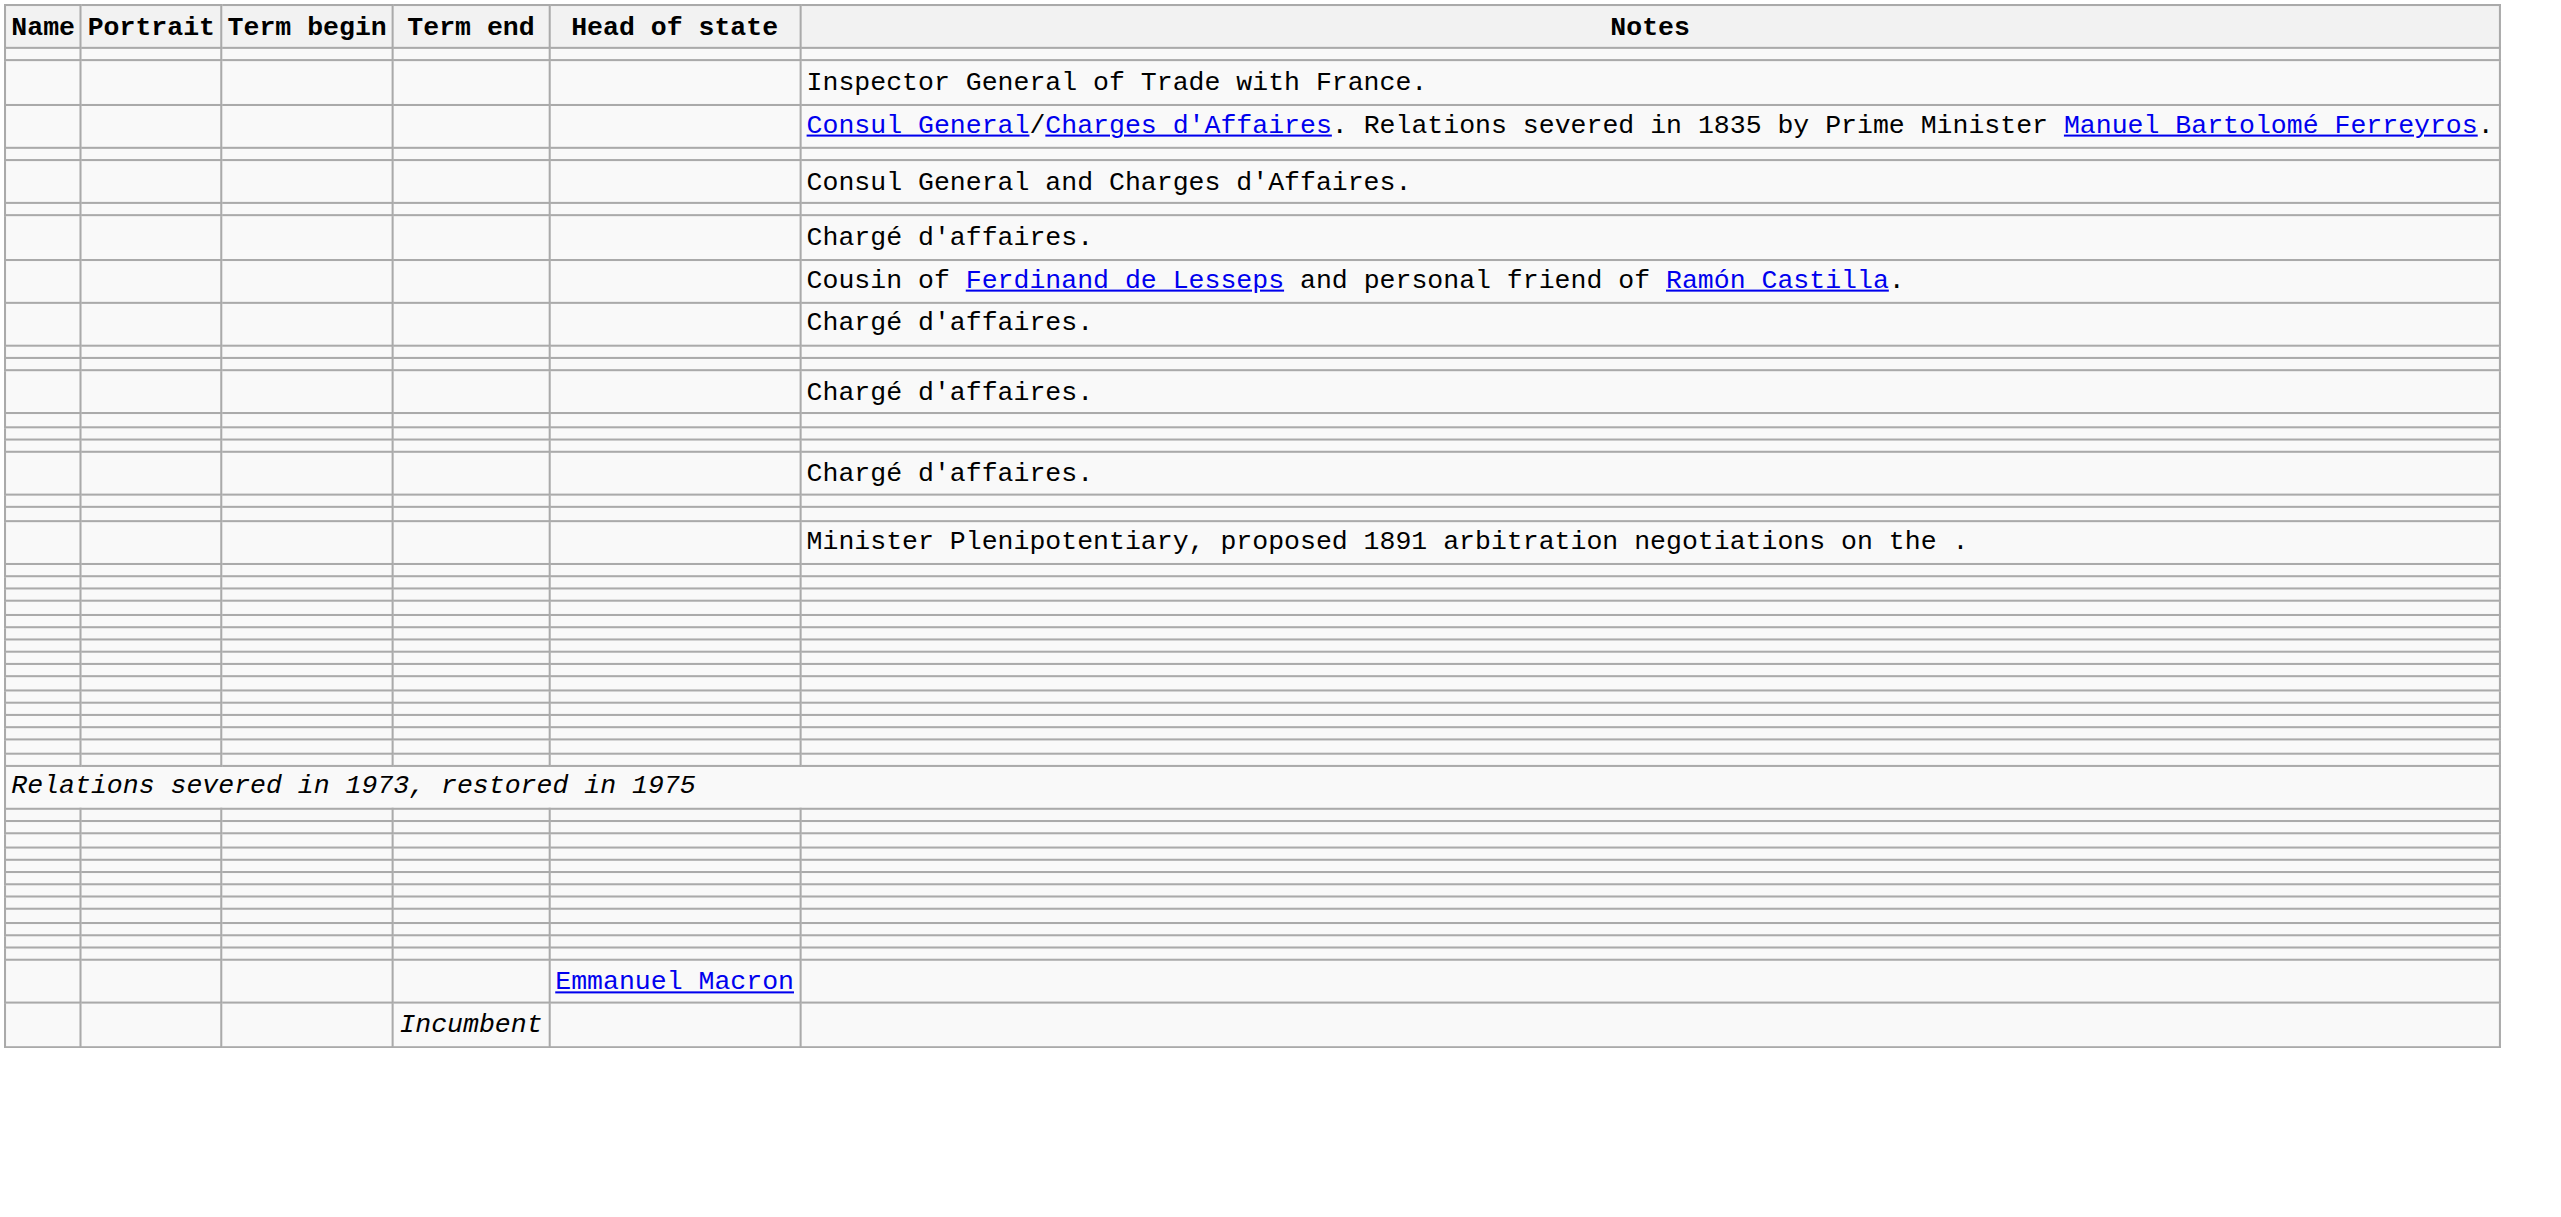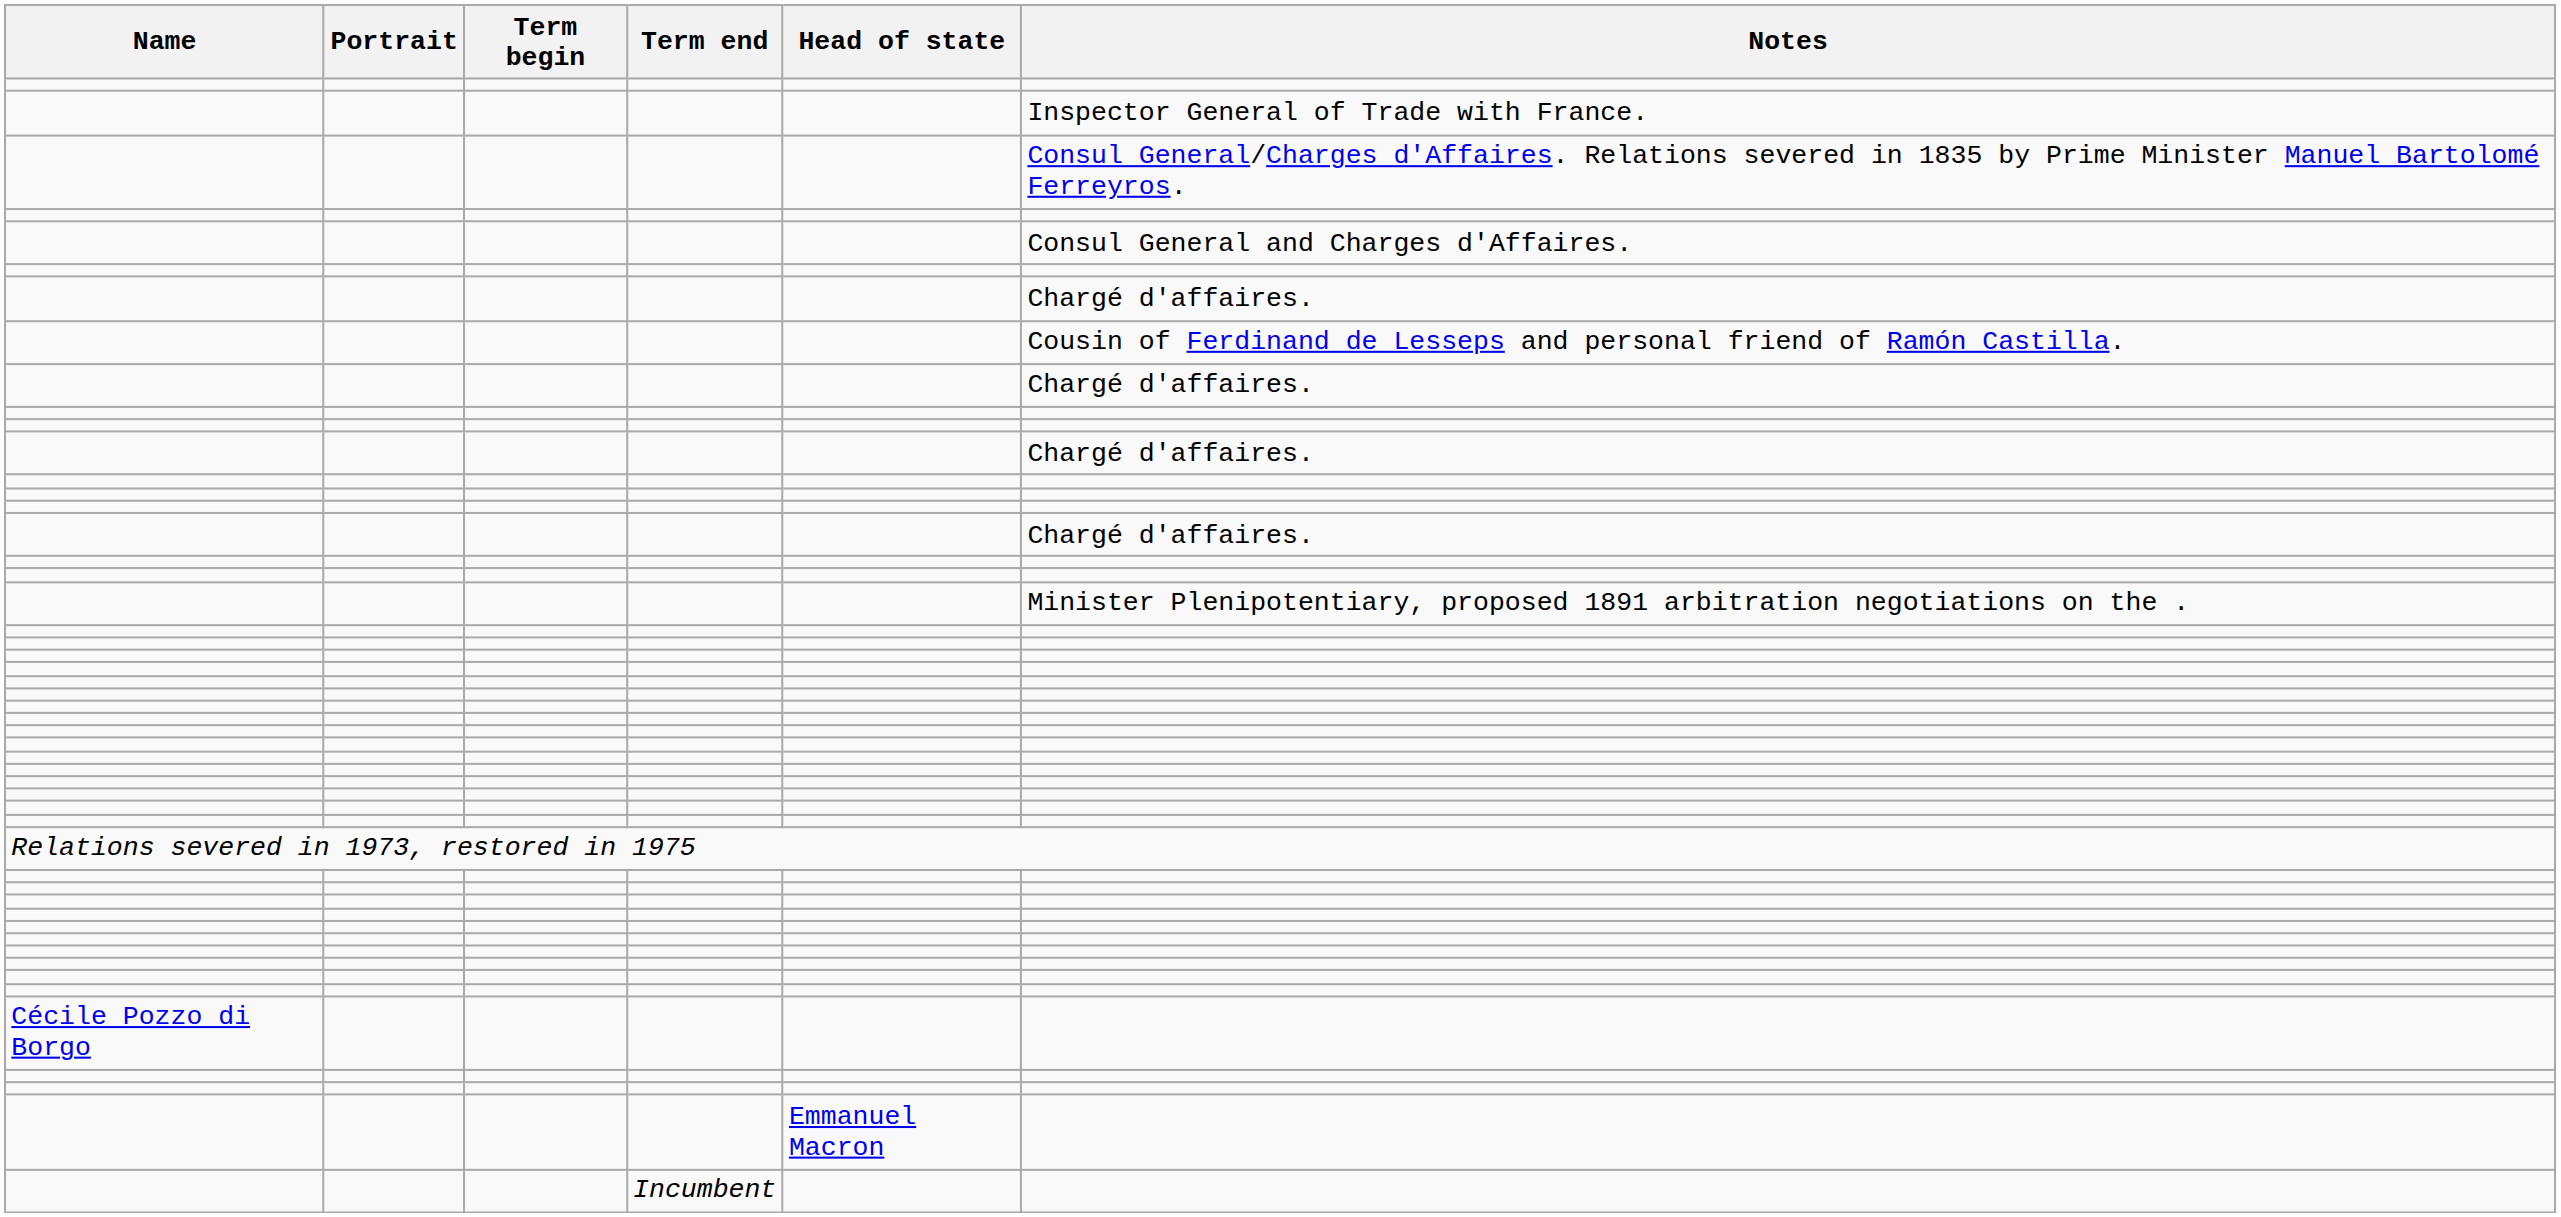+ row: (131, 1033)
